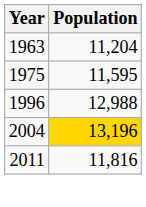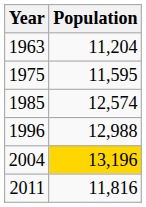+ row: (27, 103)
